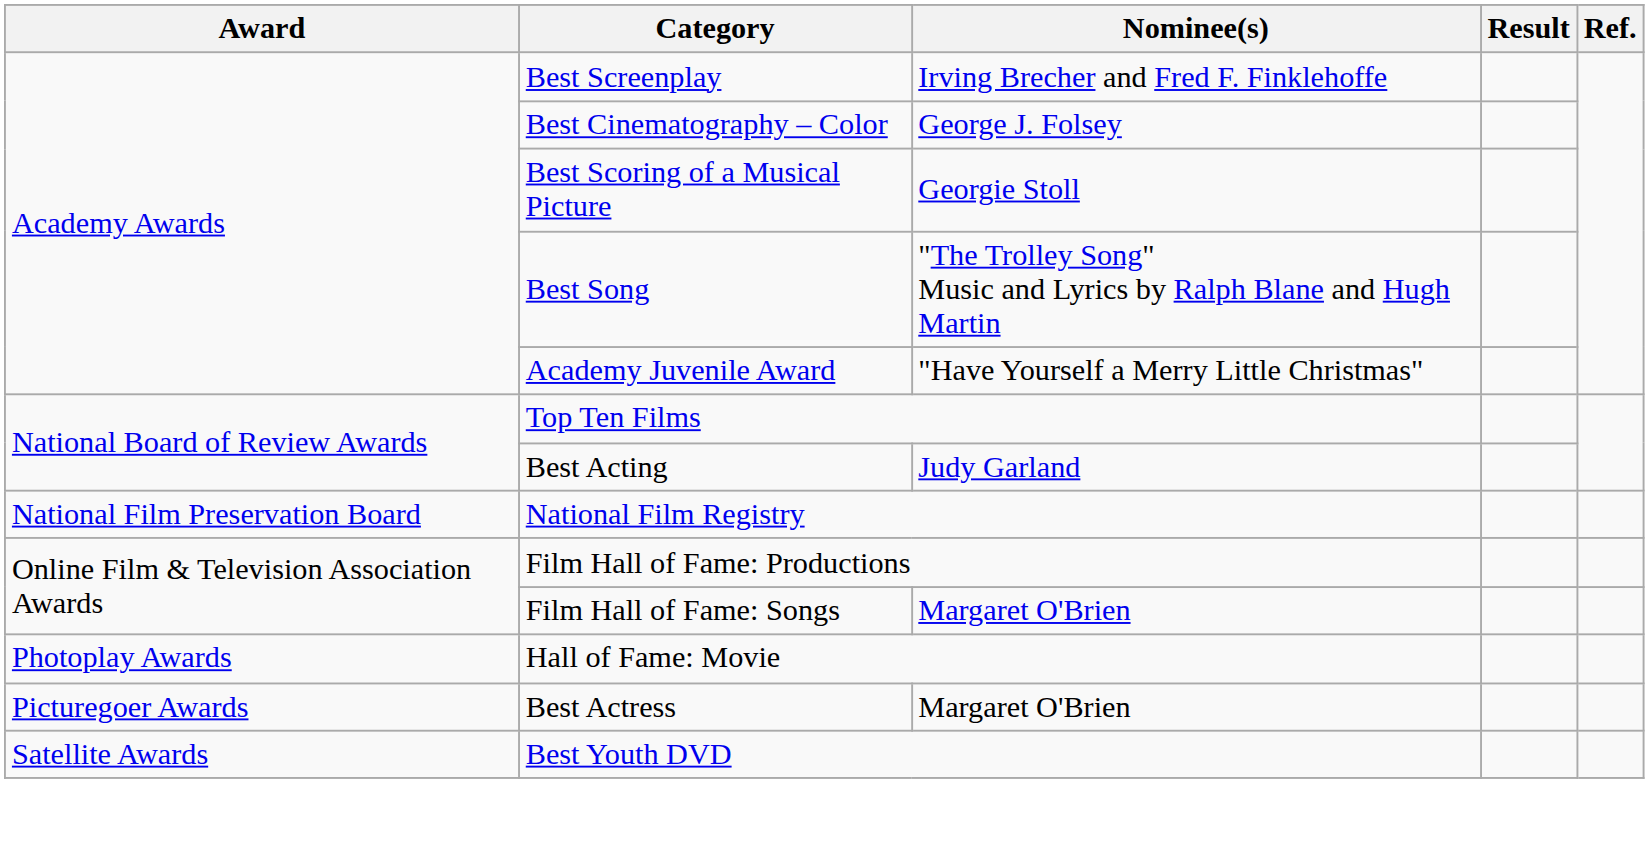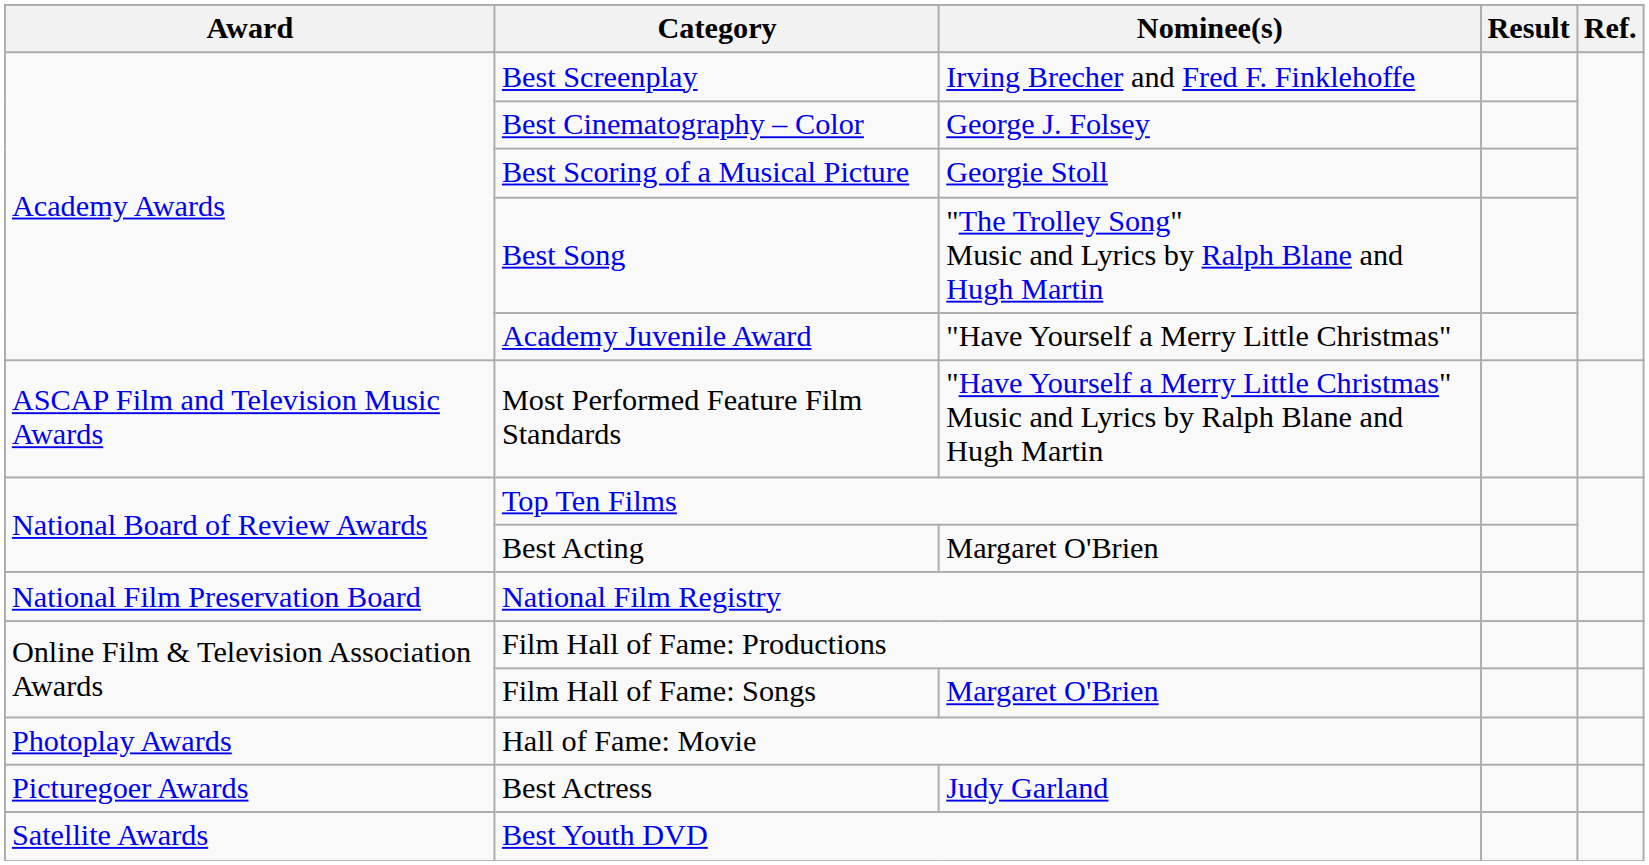+ row: (682, 418)
(999, 466) Judy Garland -> (1052, 548) Margaret O'Brien
(1024, 706) Margaret O'Brien -> (1027, 788) Judy Garland
